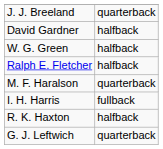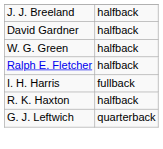(126, 13) quarterback -> (118, 13) halfback
- row: (42, 83)
